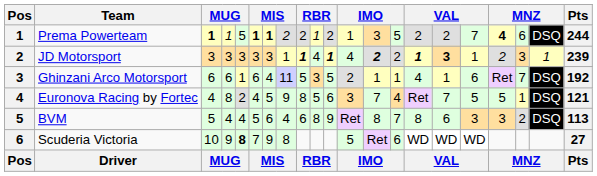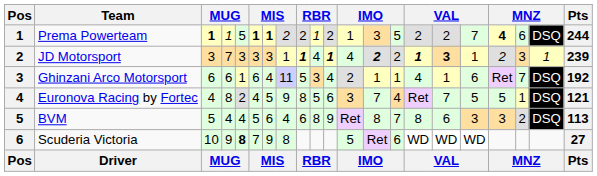(229, 56) 3 -> (229, 56) 7
(330, 77) 5 -> (330, 77) 4
